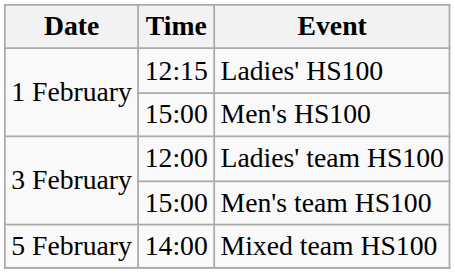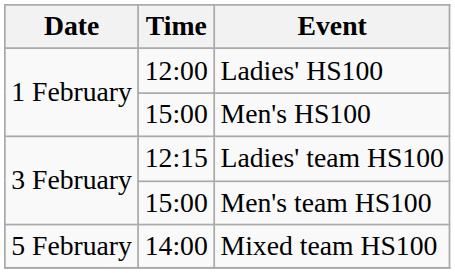(176, 70) 12:15 -> (176, 70) 12:00
(176, 158) 12:00 -> (176, 158) 12:15
